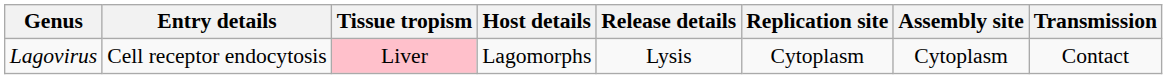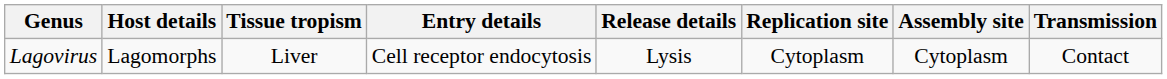columns swapped: (537, 21) <-> (217, 21)
(404, 55) pink background -> (294, 55) no background
